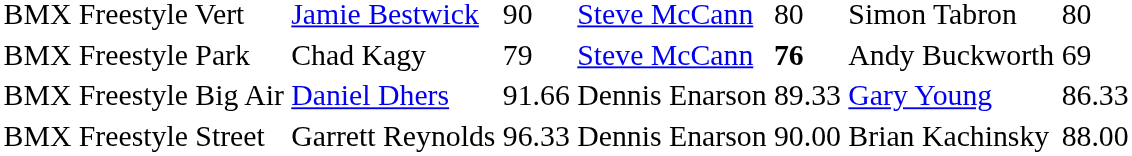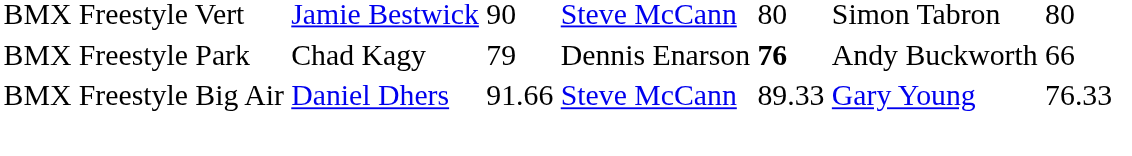(665, 54) Steve McCann -> (655, 54) Dennis Enarson
(1077, 54) 69 -> (1060, 54) 66
(672, 95) Dennis Enarson -> (649, 95) Steve McCann
(1095, 95) 86.33 -> (1079, 95) 76.33
- row: (134, 136)
